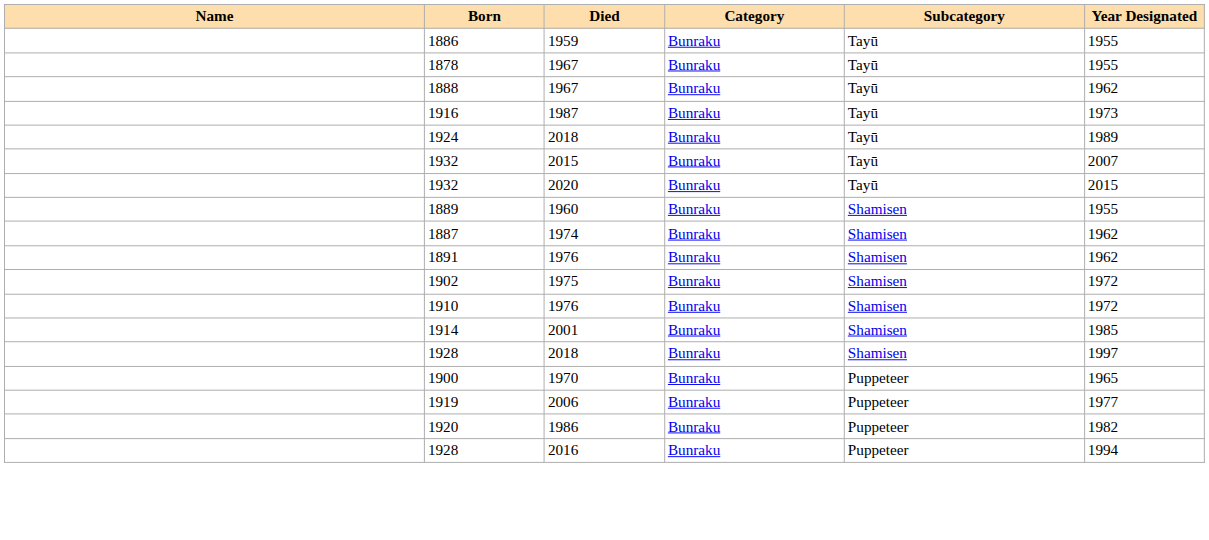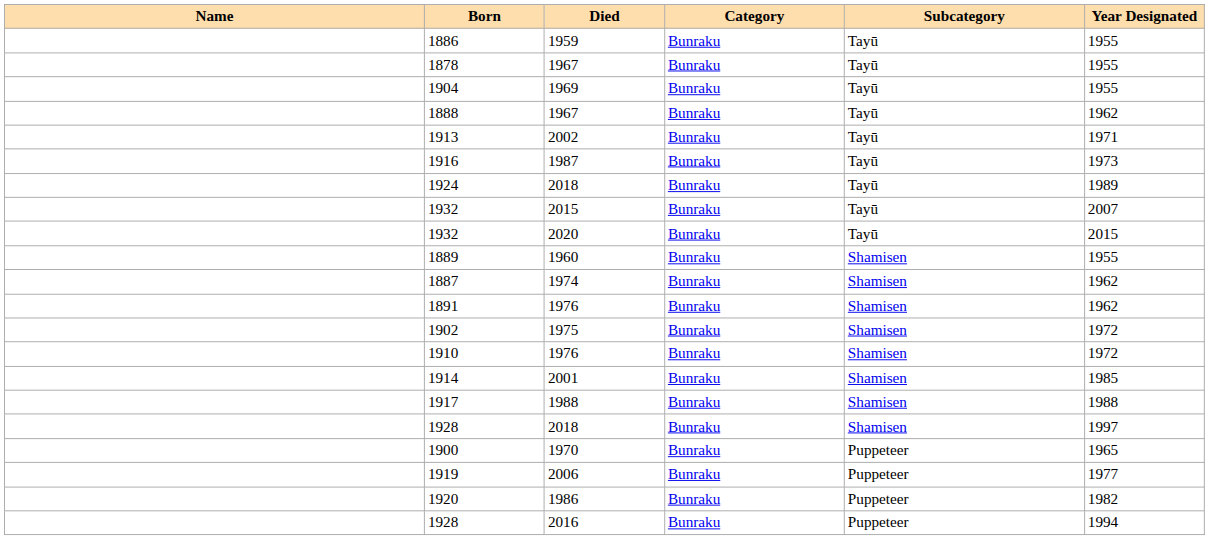+ row: (443, 88)
+ row: (443, 137)
+ row: (443, 402)
